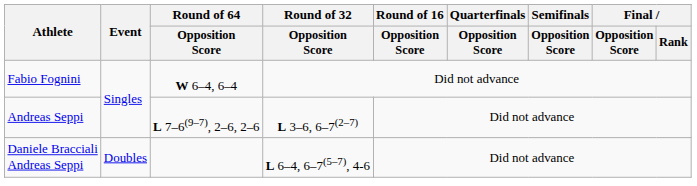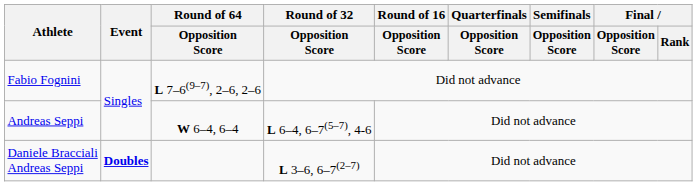(206, 86) W 6–4, 6–4 -> (208, 88) L 7–6(9–7), 2–6, 2–6
(206, 125) L 7–6(9–7), 2–6, 2–6 -> (208, 128) W 6–4, 6–4
(318, 125) L 3–6, 6–7(2–7) -> (319, 128) L 6–4, 6–7(5–7), 4-6
(125, 157) normal -> (126, 161) bold
(318, 165) L 6–4, 6–7(5–7), 4-6 -> (319, 168) L 3–6, 6–7(2–7)
